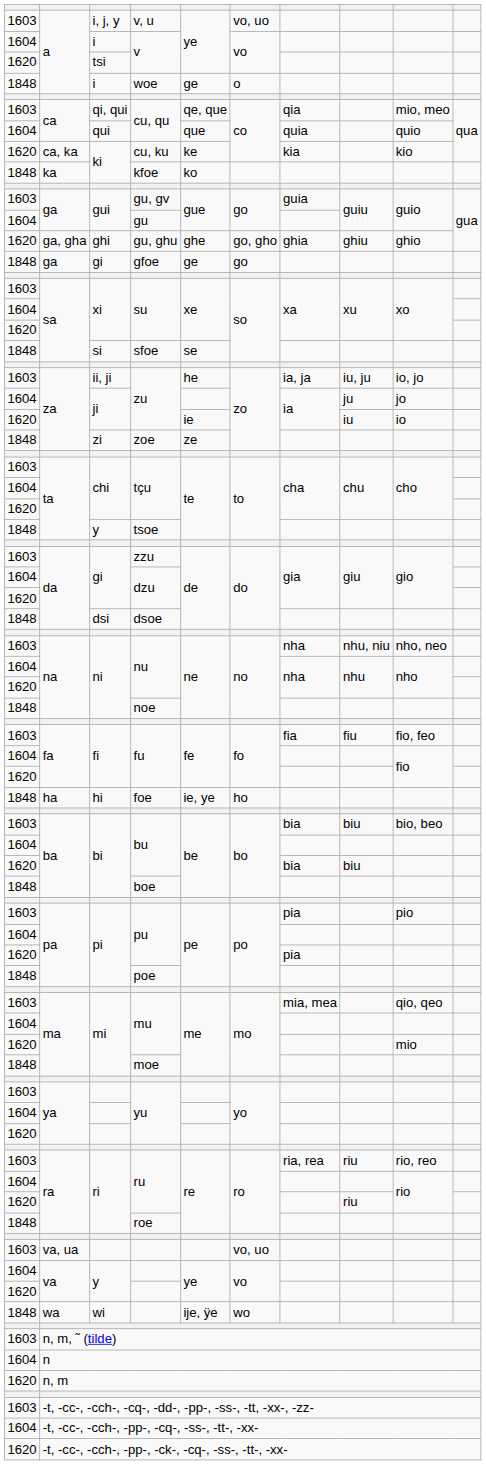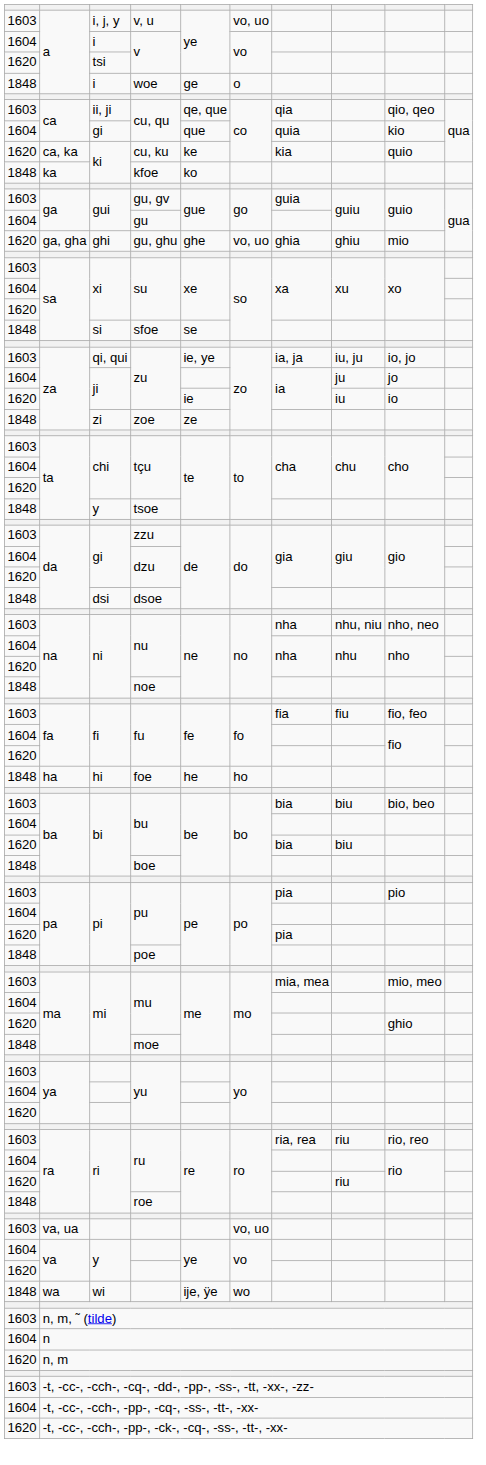(110, 110) qi, qui -> (102, 110) ii, ji
(423, 110) mio, meo -> (411, 110) qio, qeo
(101, 131) qui -> (98, 131) gi
(408, 131) quio -> (396, 131) kio
(404, 151) kio -> (400, 151) quio
(255, 241) go, gho -> (251, 241) vo, uo
(408, 241) ghio -> (398, 241) mio
- row: (22, 261)
(102, 378) ii, ji -> (110, 357) qi, qui
(191, 378) he -> (199, 357) ie, ye
(199, 797) ie, ye -> (191, 776) he
(419, 1003) qio, qeo -> (415, 982) mio, meo
(406, 1044) mio -> (400, 1023) ghio
